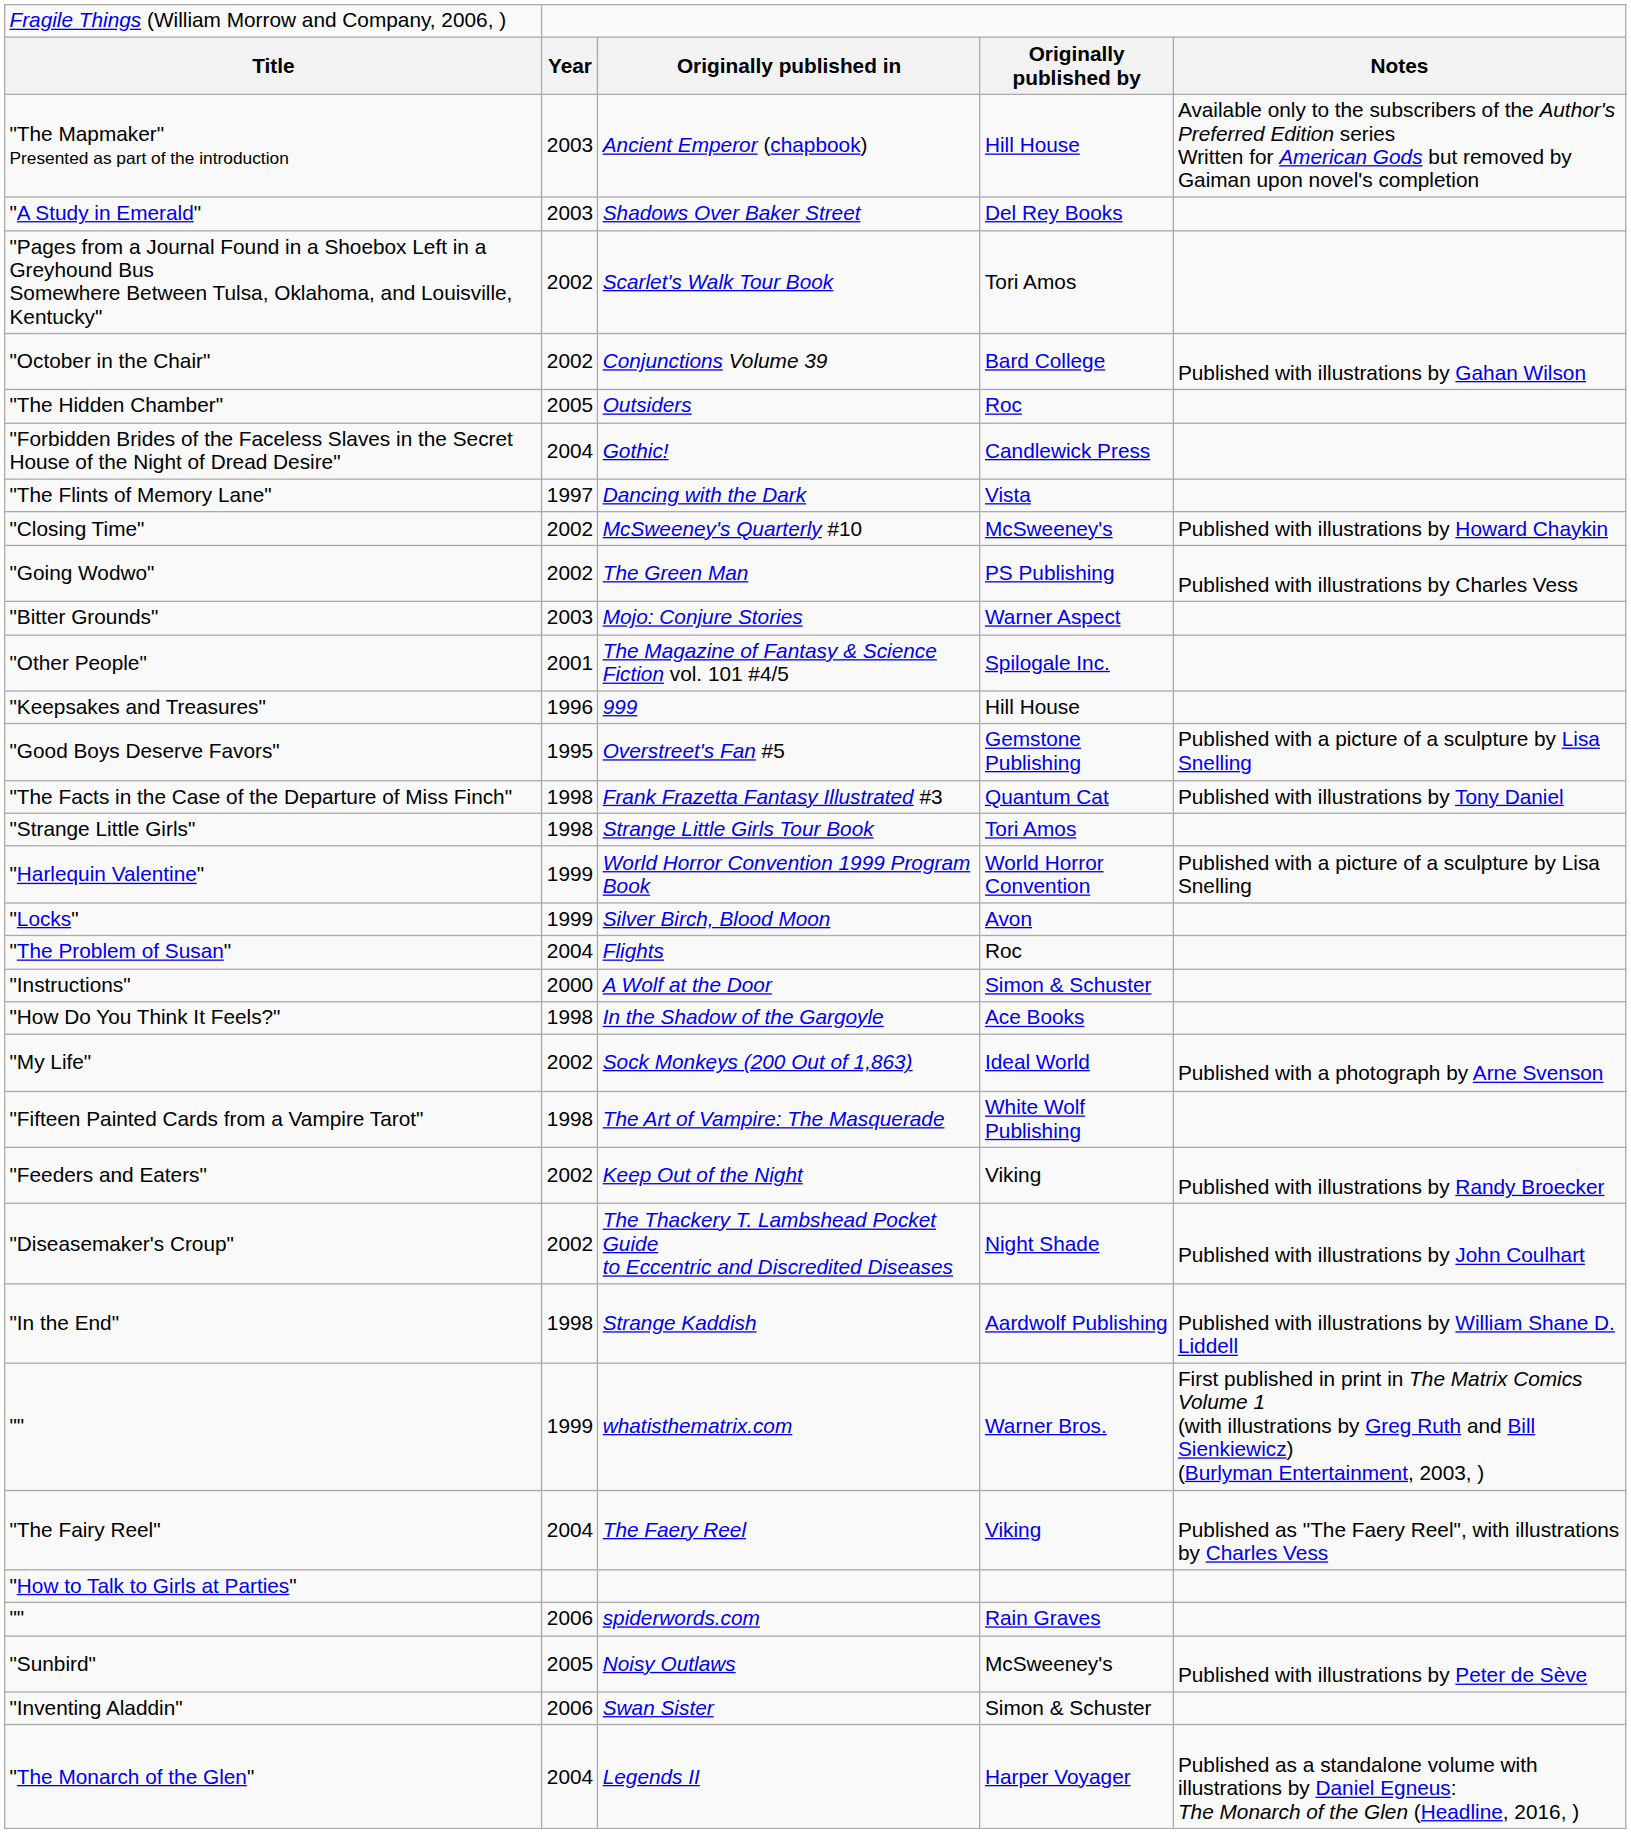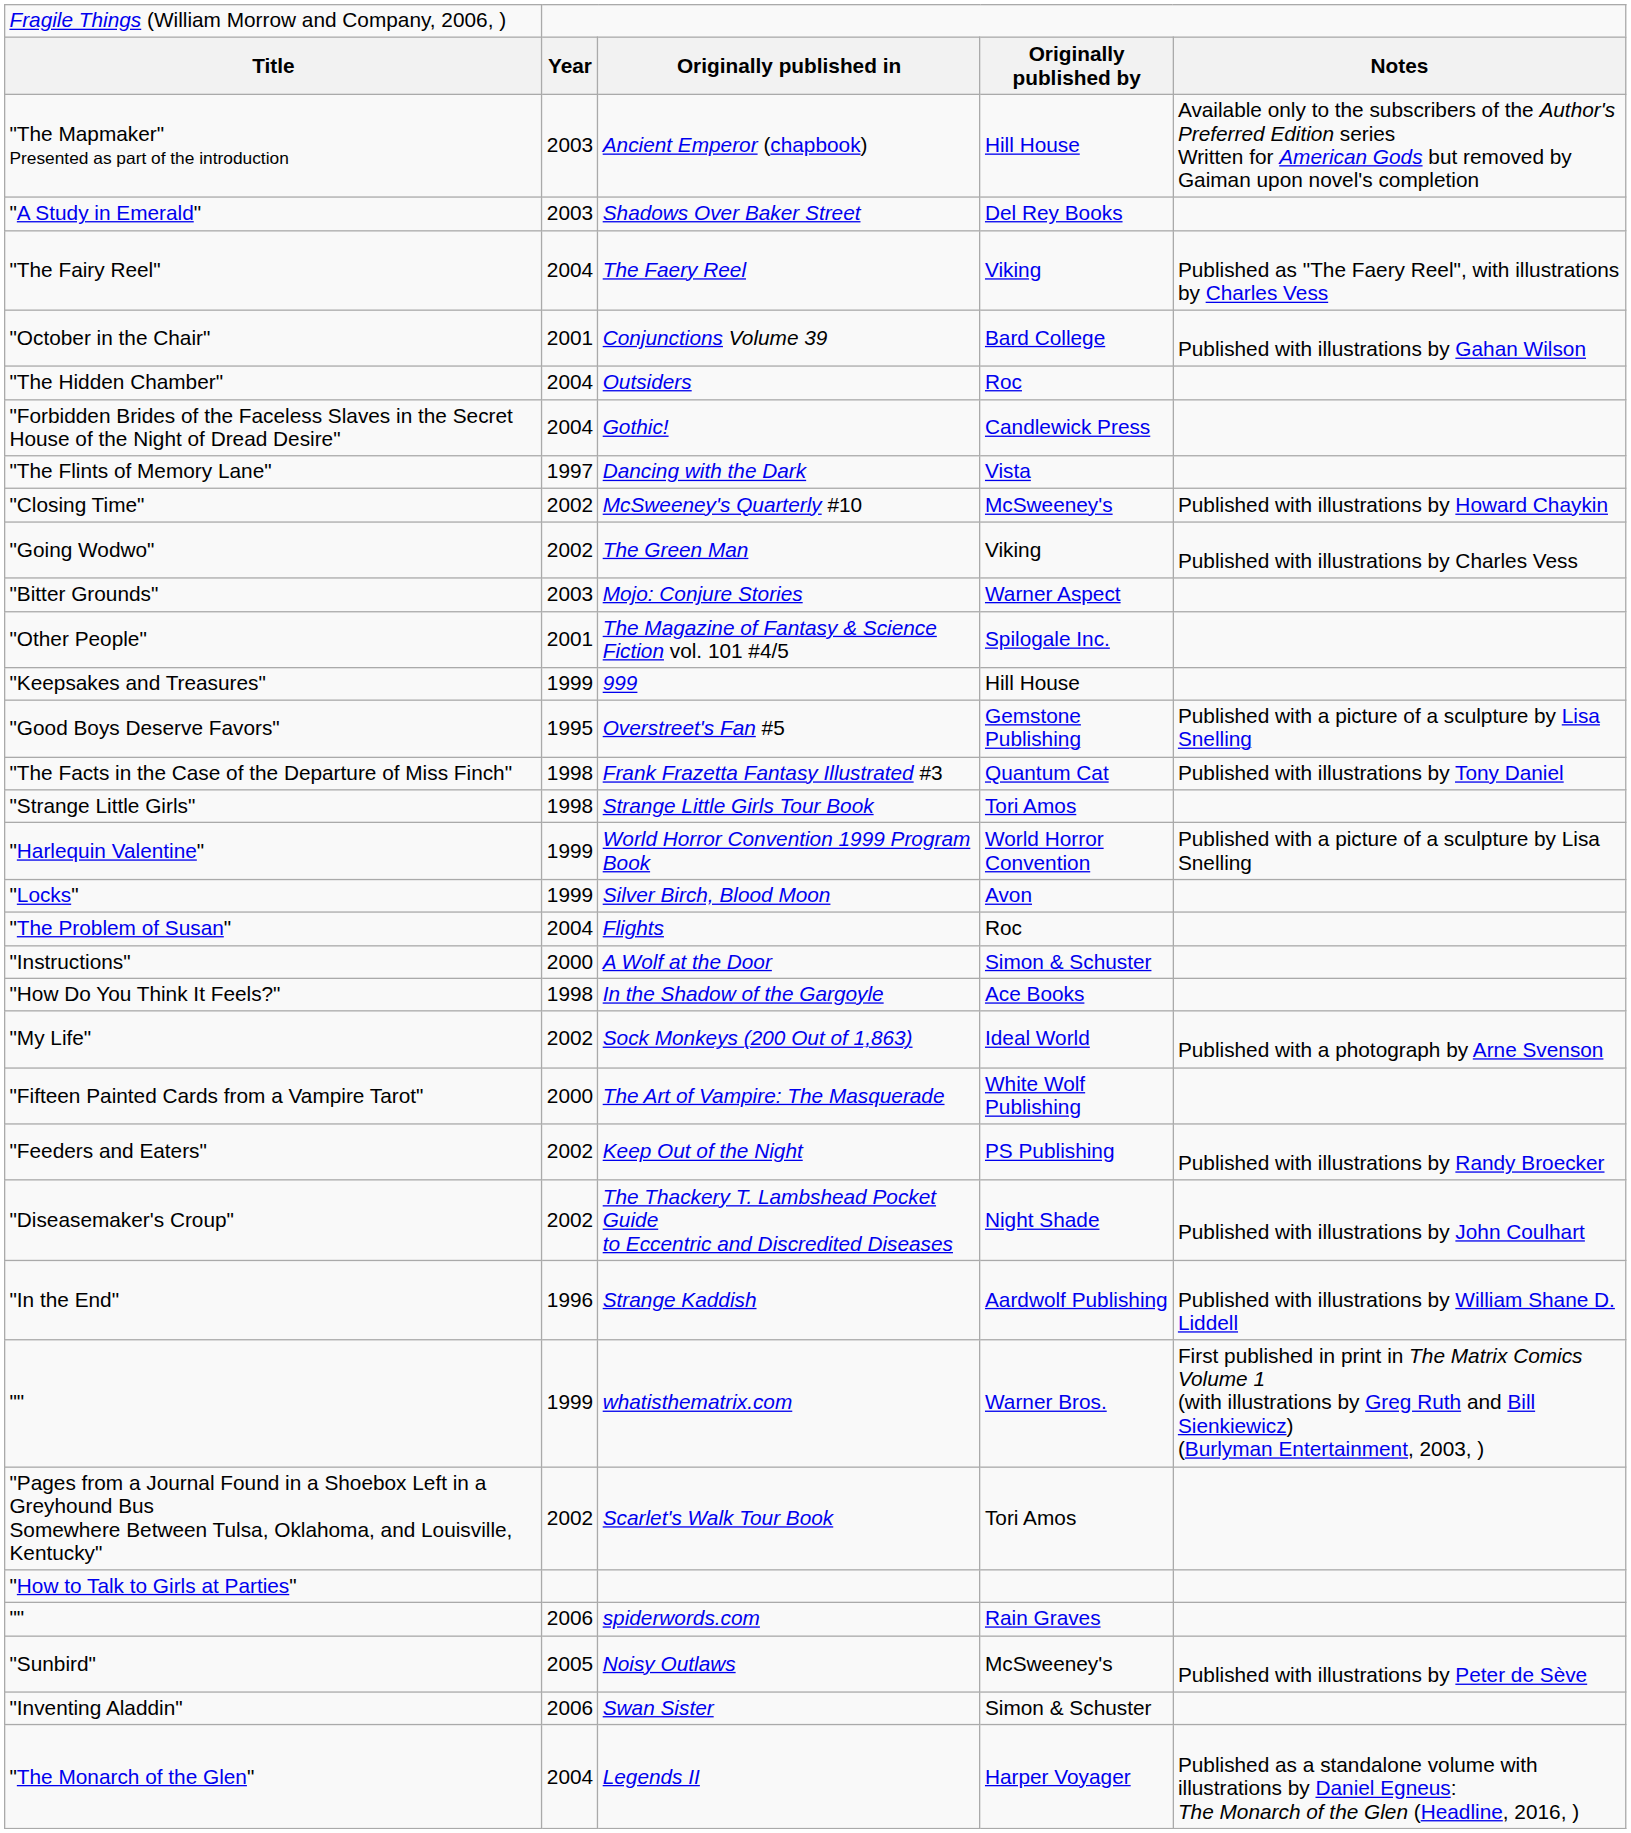rows swapped: (85, 1529) <-> (261, 281)
(570, 361) 2002 -> (570, 338) 2001
(570, 406) 2005 -> (570, 382) 2004
(1050, 573) PS Publishing -> (1013, 549) Viking
(570, 707) 1996 -> (570, 683) 1999
(570, 1119) 1998 -> (570, 1095) 2000
(1013, 1175) Viking -> (1050, 1151) PS Publishing
(570, 1323) 1998 -> (570, 1299) 1996
